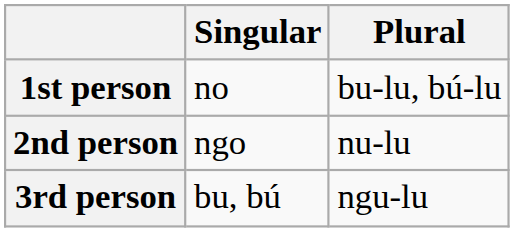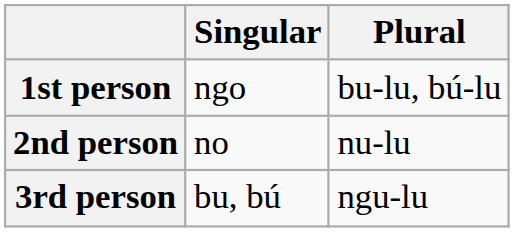(211, 87) no -> (220, 87) ngo
(220, 142) ngo -> (211, 142) no
